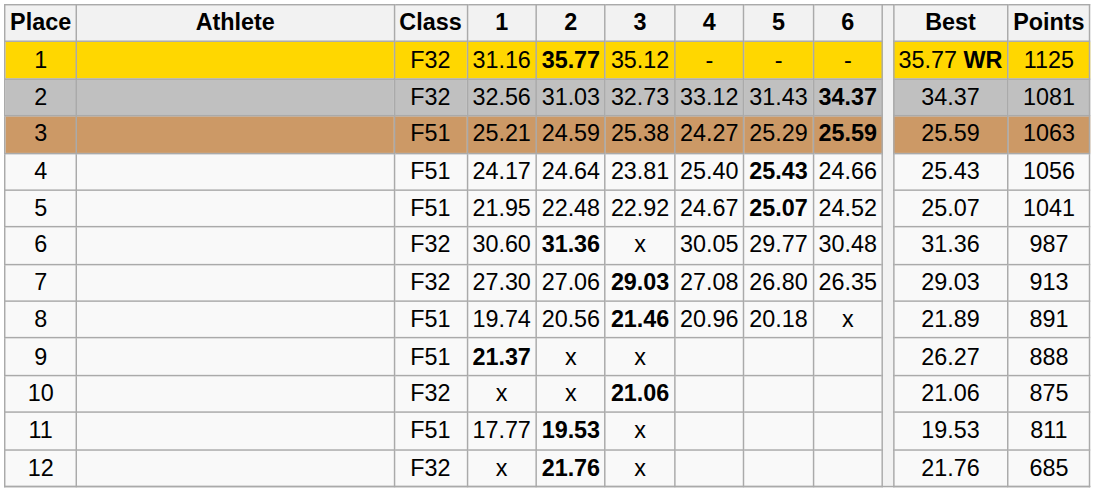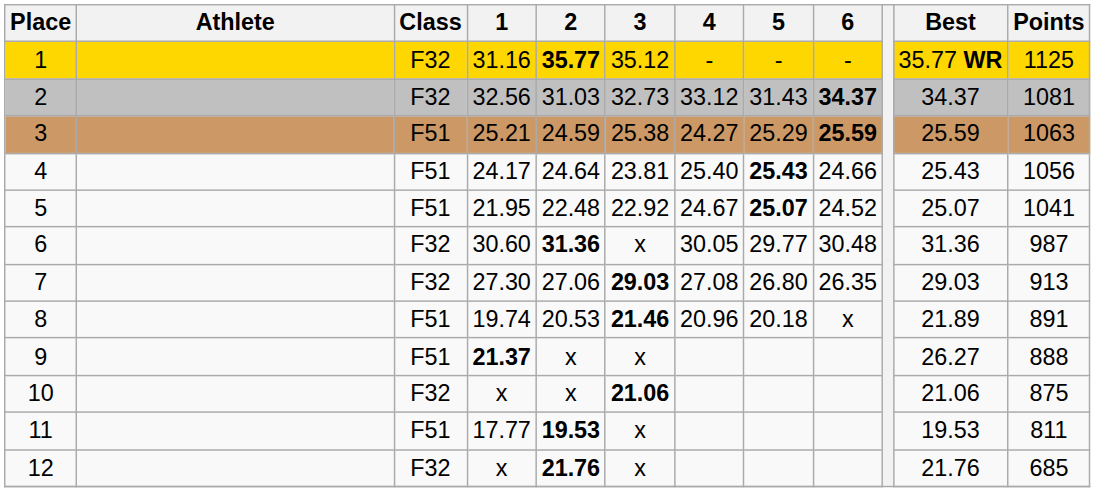(571, 319) 20.56 -> (571, 319) 20.53
